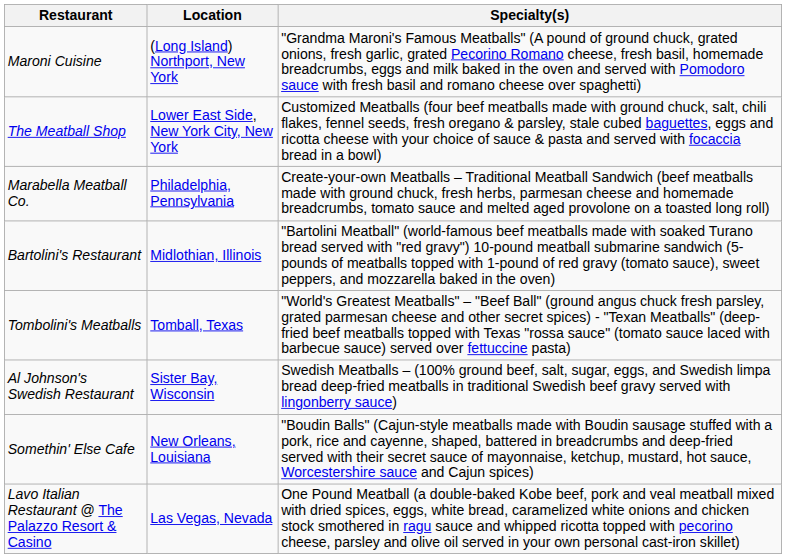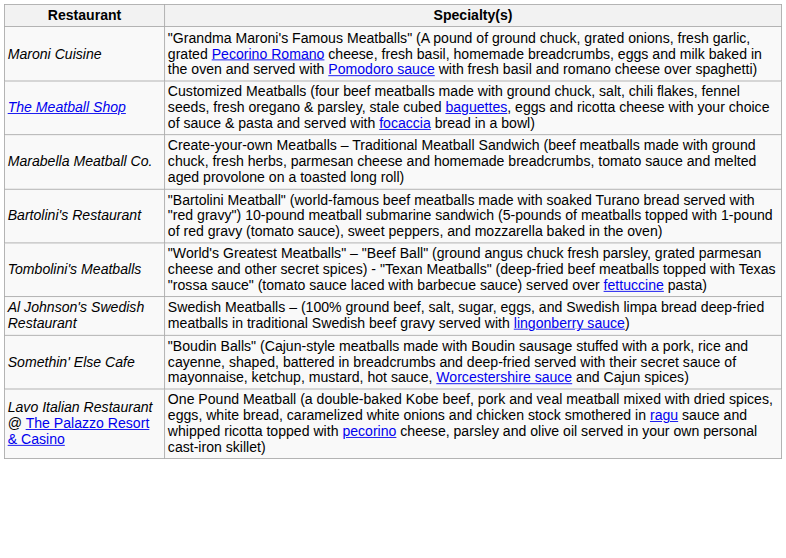- column: (212, 15)
